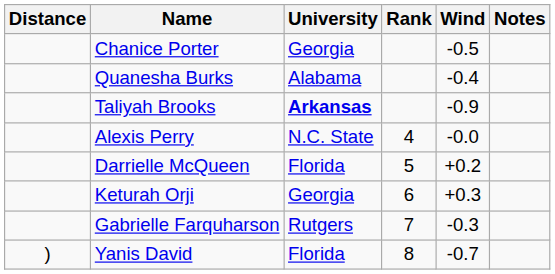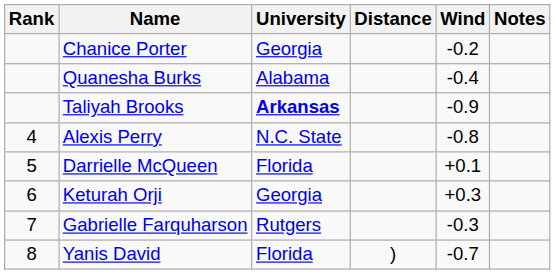columns swapped: (409, 19) <-> (48, 19)
(463, 48) -0.5 -> (463, 48) -0.2
(463, 136) -0.0 -> (463, 136) -0.8
(463, 166) +0.2 -> (463, 166) +0.1
